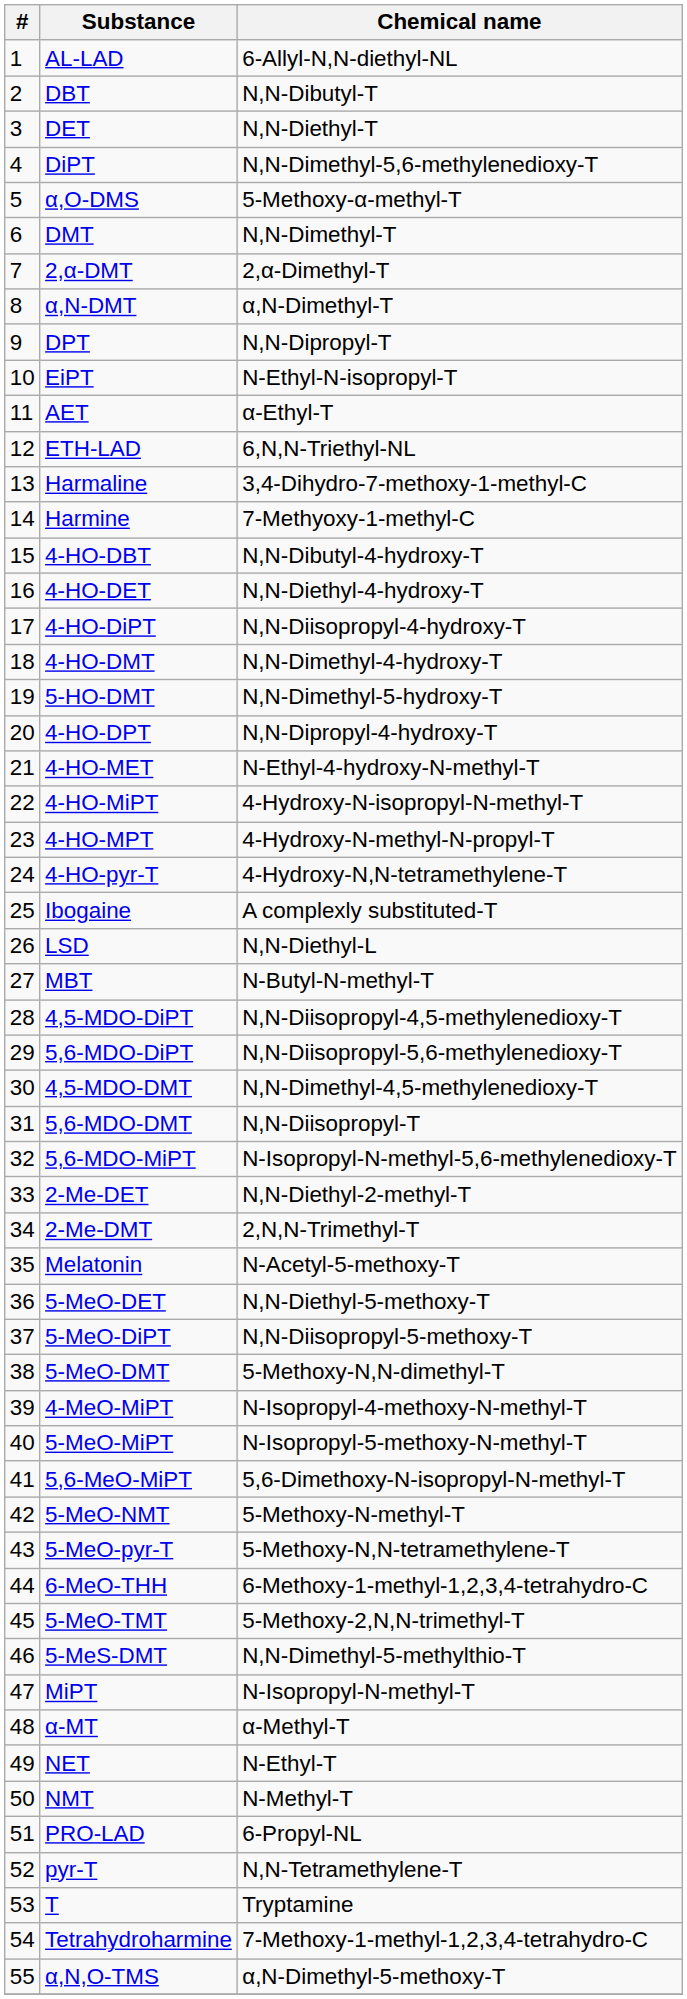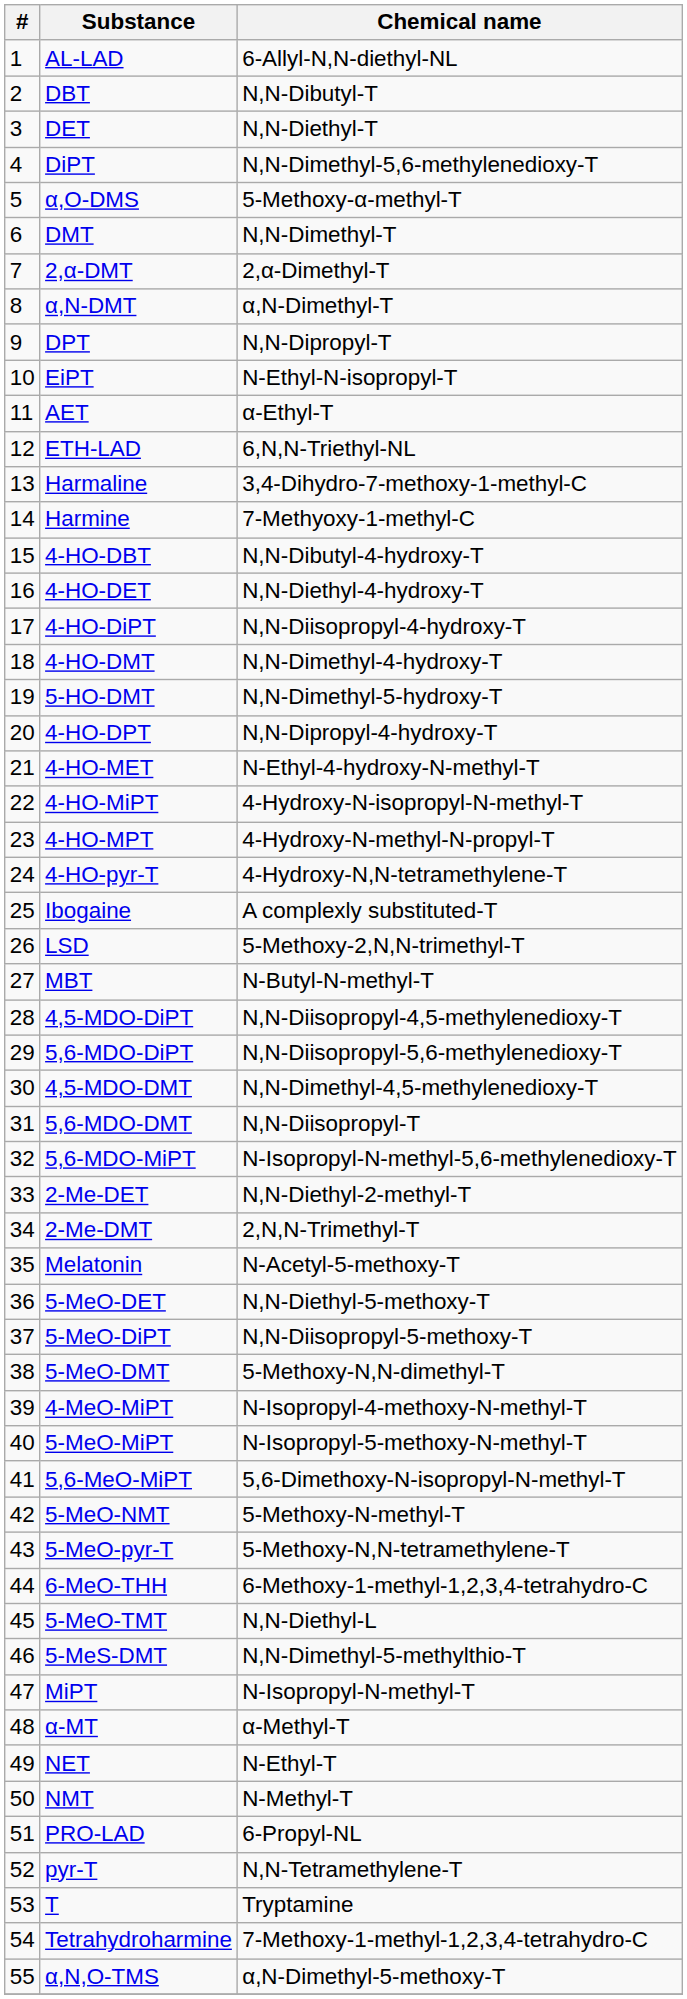(309, 945) N,N-Diethyl-L -> (383, 945) 5-Methoxy-2,N,N-trimethyl-T
(383, 1620) 5-Methoxy-2,N,N-trimethyl-T -> (309, 1620) N,N-Diethyl-L
